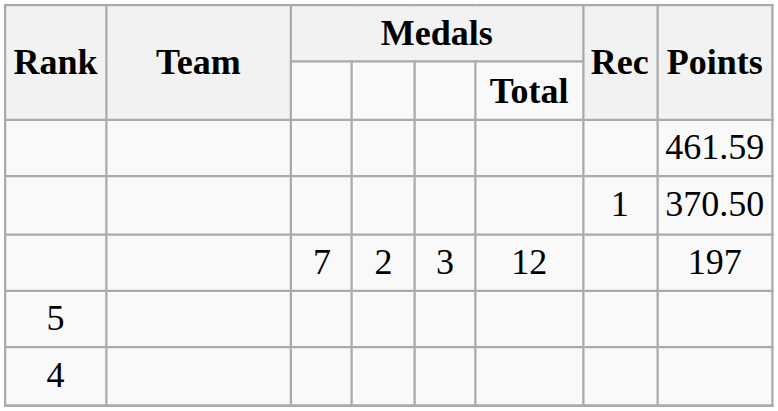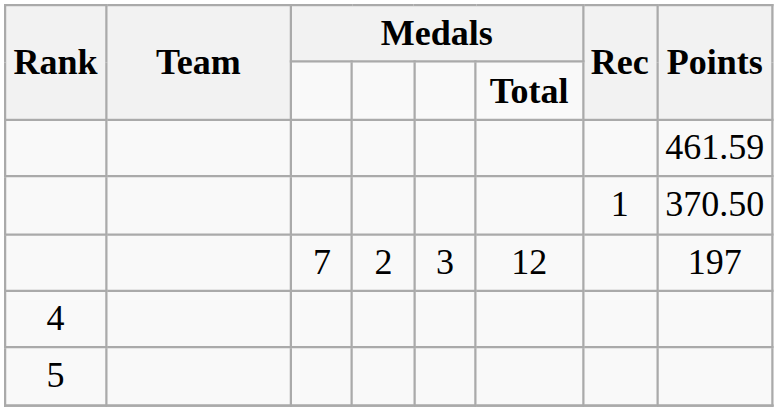rows swapped: (55, 375) <-> (55, 318)
